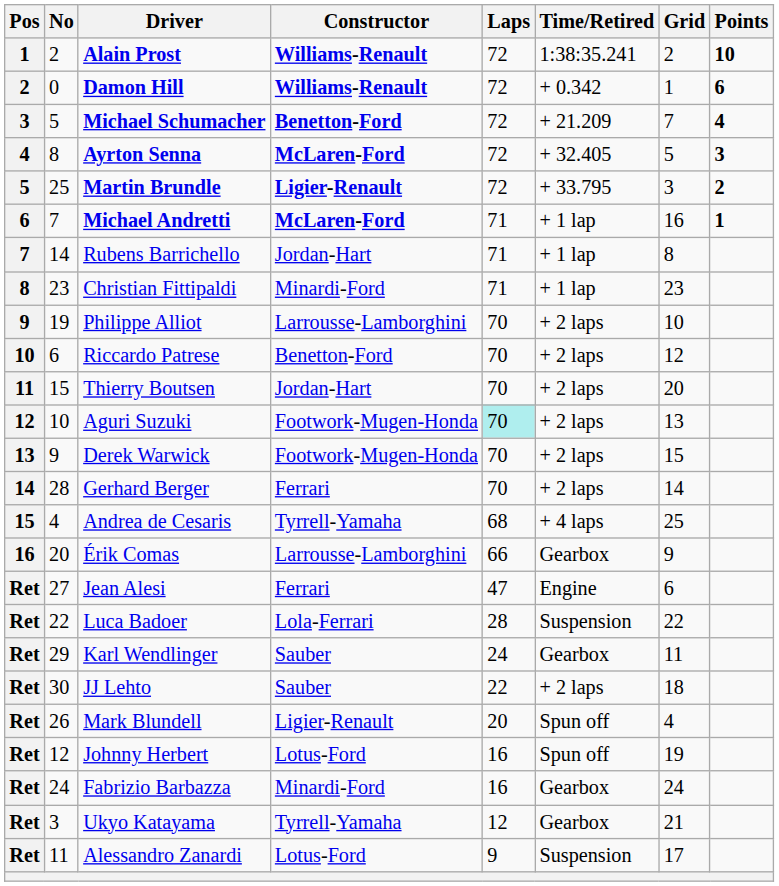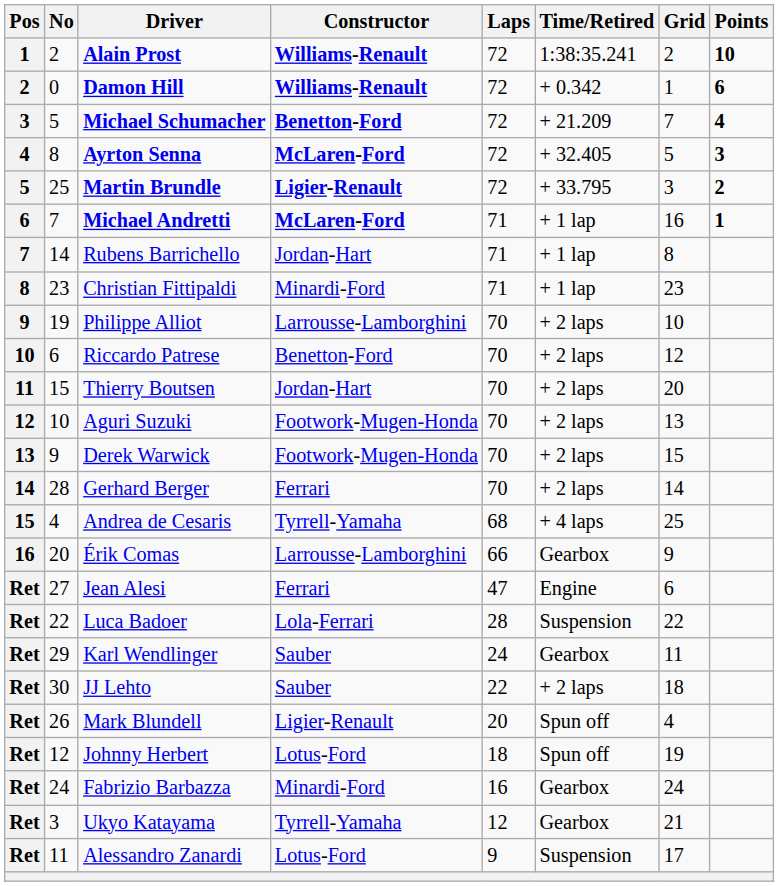(497, 421) paleturquoise background -> (497, 421) no background
(497, 754) 16 -> (497, 754) 18
